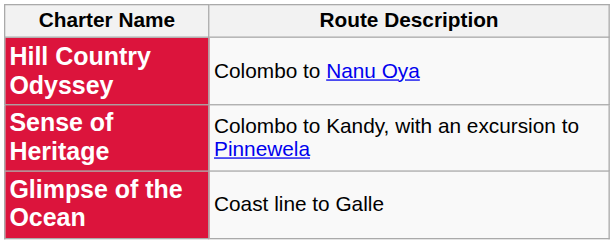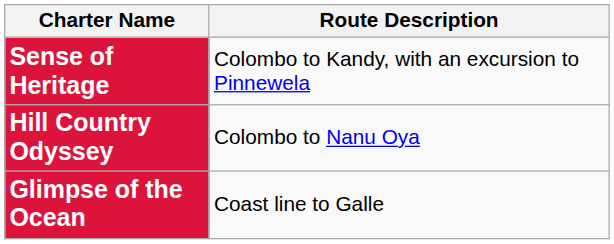rows swapped: (80, 70) <-> (61, 137)
